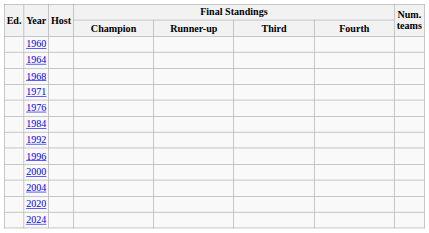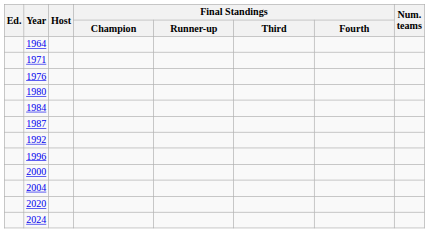- row: (36, 44)
- row: (36, 76)
+ row: (36, 92)
+ row: (36, 124)
